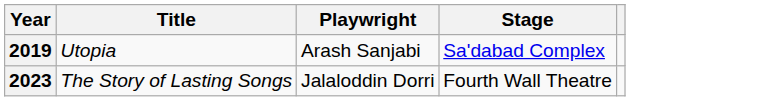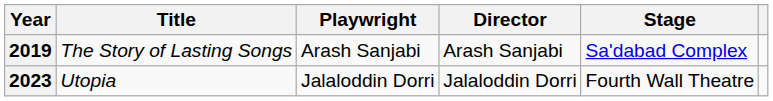+ column: (510, 19)
(88, 50) Utopia -> (176, 50) The Story of Lasting Songs
(176, 80) The Story of Lasting Songs -> (88, 80) Utopia
